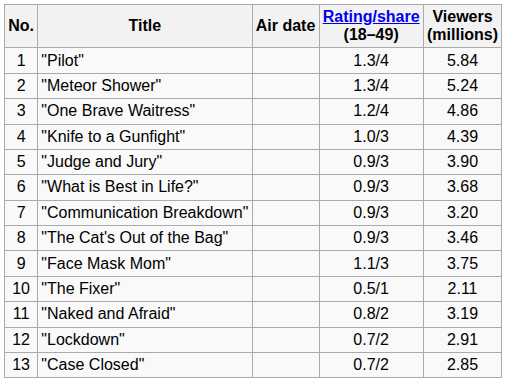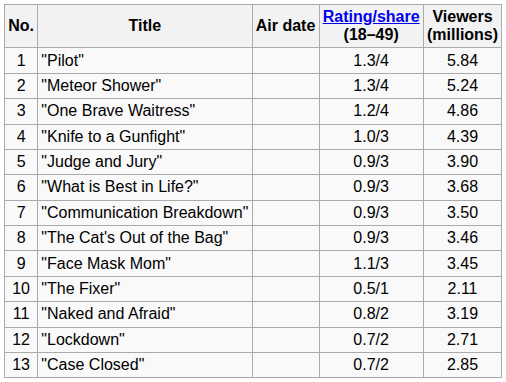(463, 212) 3.20 -> (463, 212) 3.50
(463, 263) 3.75 -> (463, 263) 3.45
(463, 339) 2.91 -> (463, 339) 2.71
